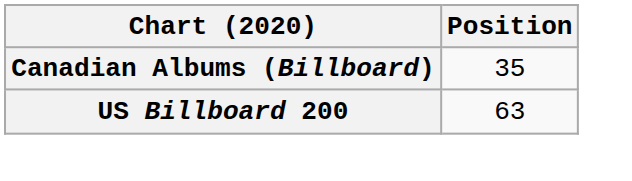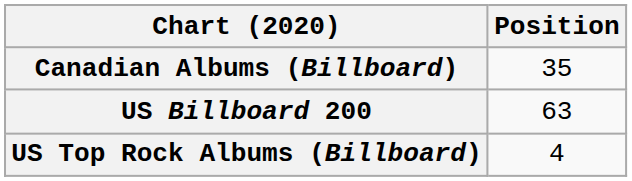+ row: (246, 154)
